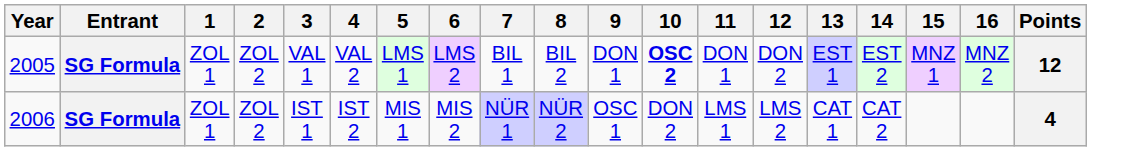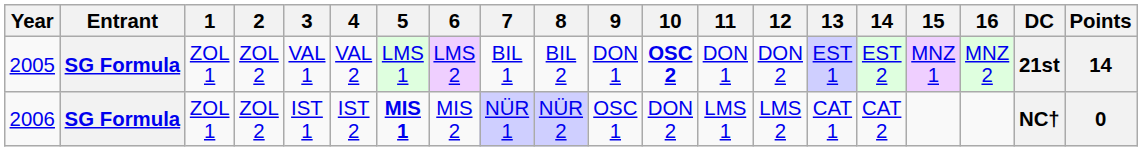+ column: (1039, 20)
(1050, 64) 12 -> (1101, 64) 14
(403, 118) normal -> (403, 118) bold
(1050, 118) 4 -> (1101, 118) 0
